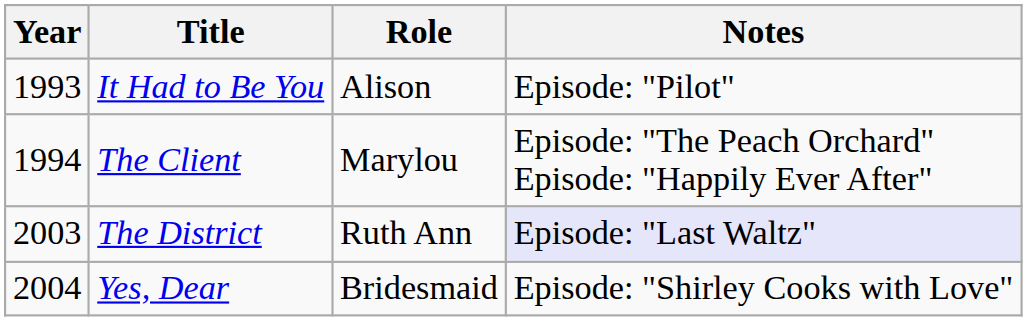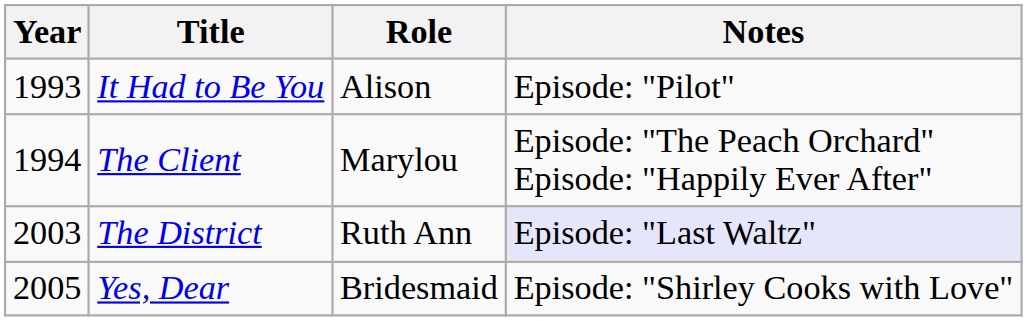(47, 287) 2004 -> (47, 287) 2005
